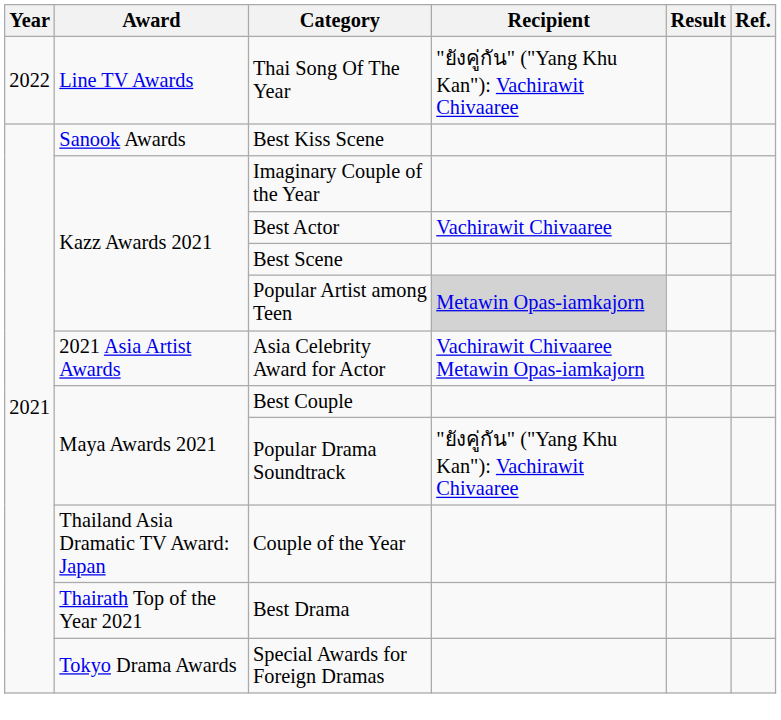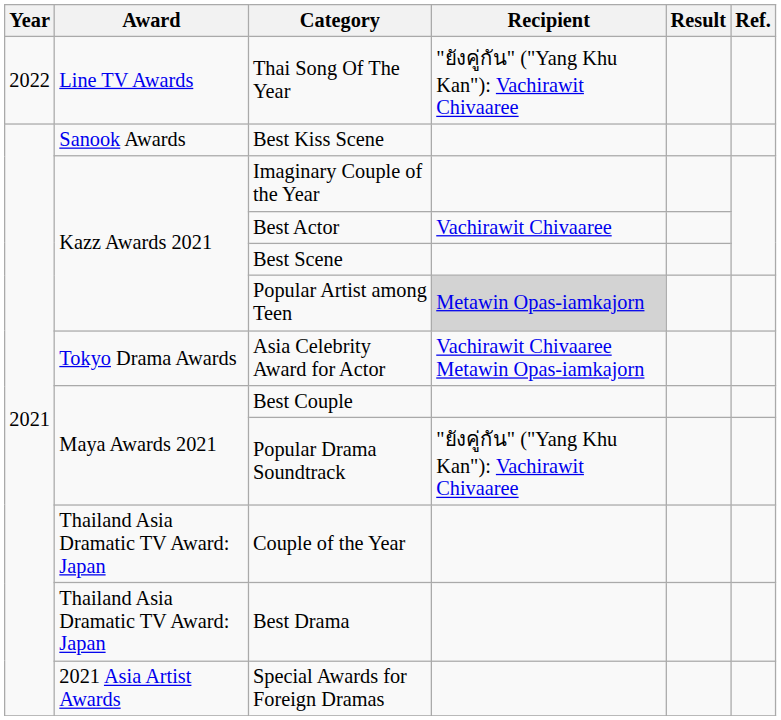(125, 357) 2021 Asia Artist Awards -> (148, 357) Tokyo Drama Awards
(138, 610) Thairath Top of the Year 2021 -> (144, 621) Thailand Asia Dramatic TV Award: Japan
(148, 665) Tokyo Drama Awards -> (125, 687) 2021 Asia Artist Awards
